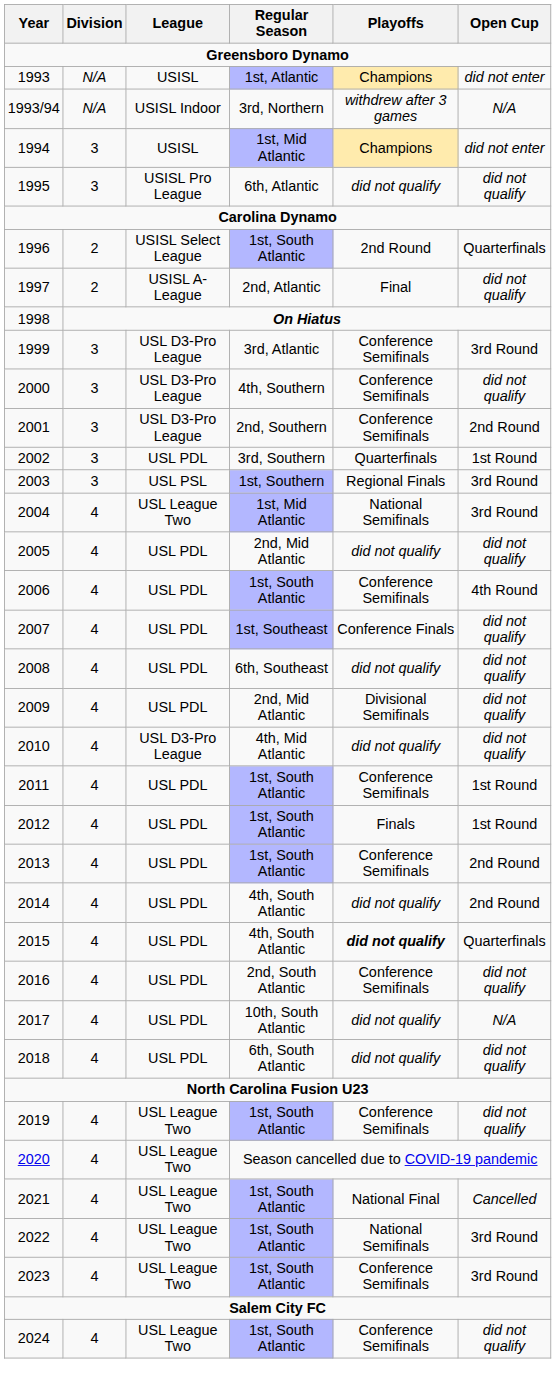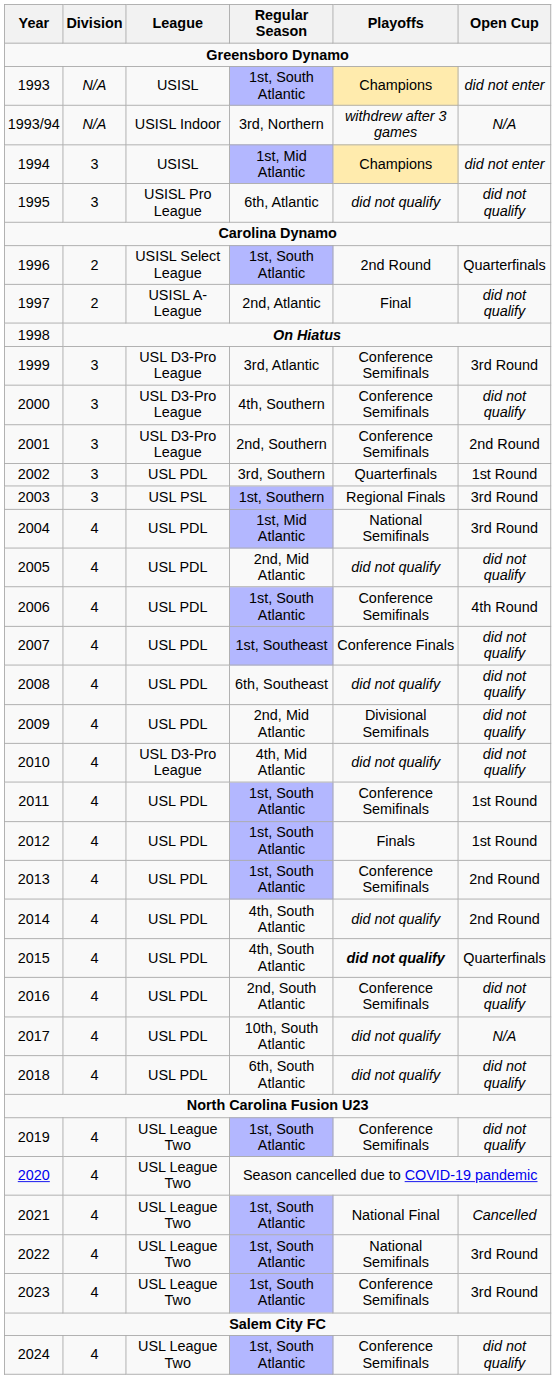(281, 77) 1st, Atlantic -> (281, 85) 1st, South Atlantic
(178, 512) USL League Two -> (178, 528) USL PDL
